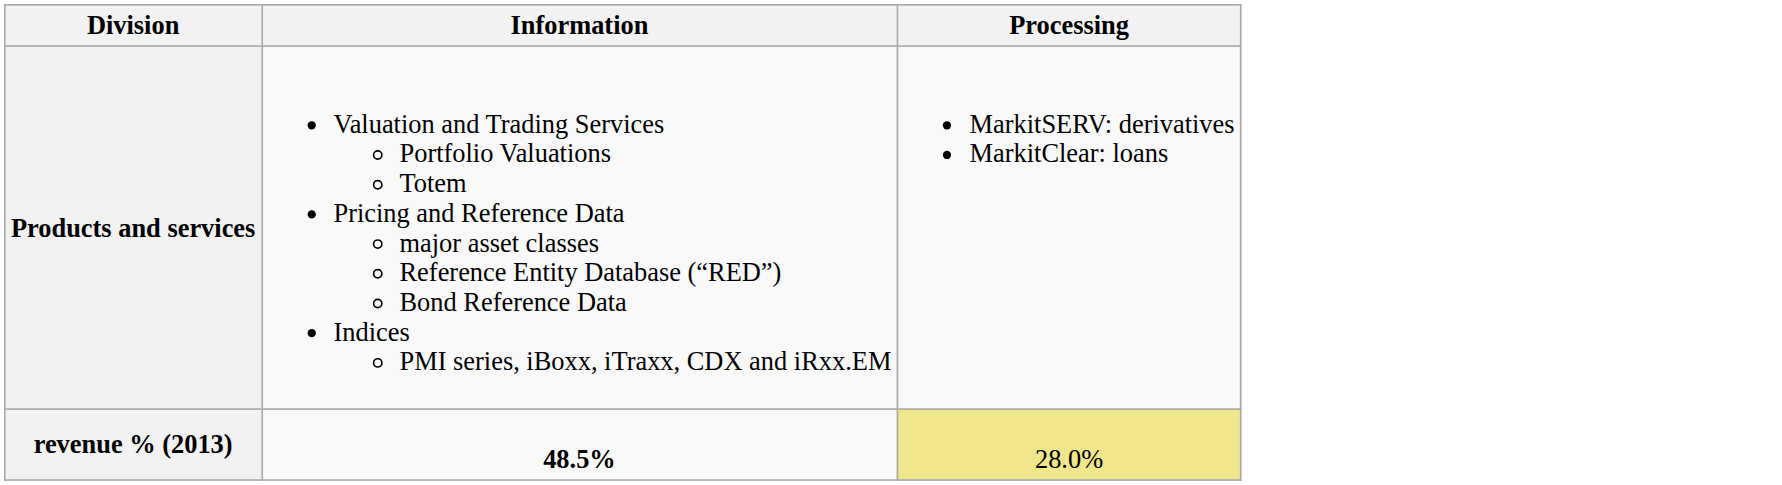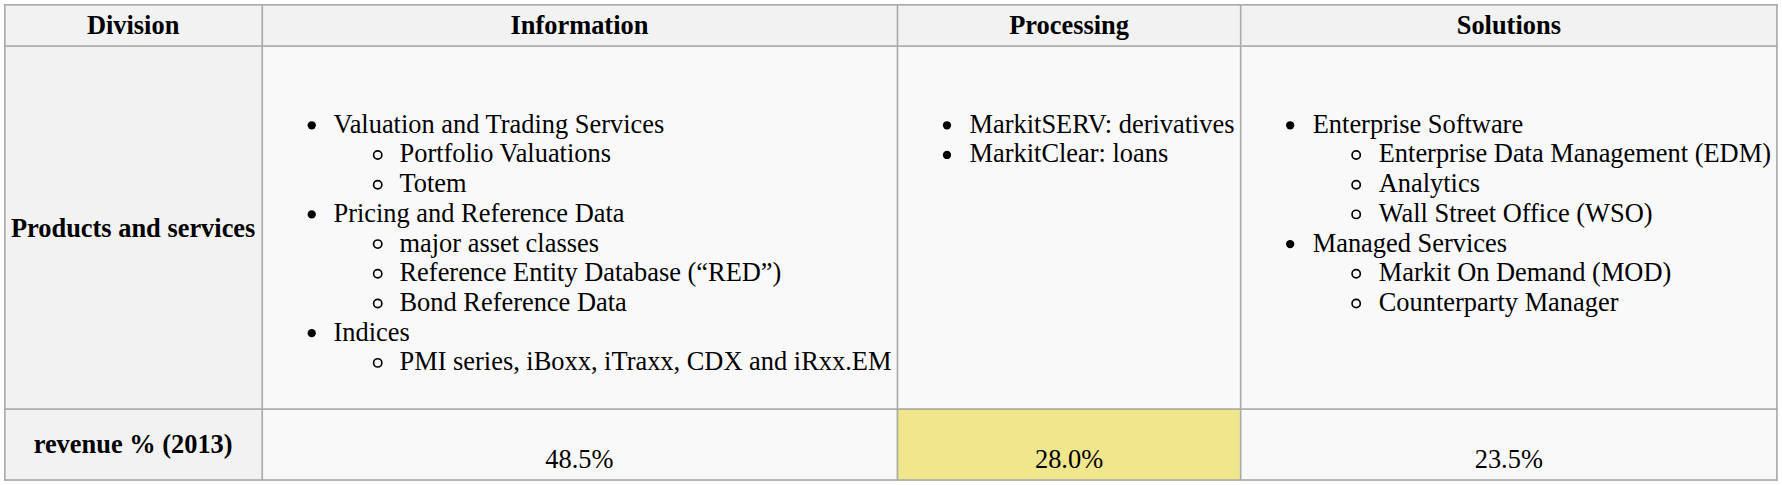+ column: (1509, 25)
(579, 458) bold -> (579, 458) normal
